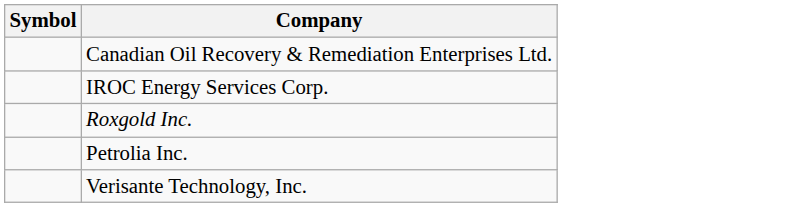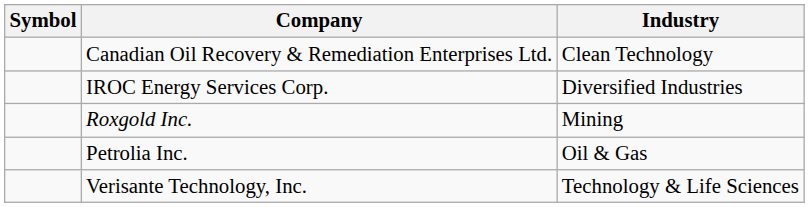+ column: (680, 20)
